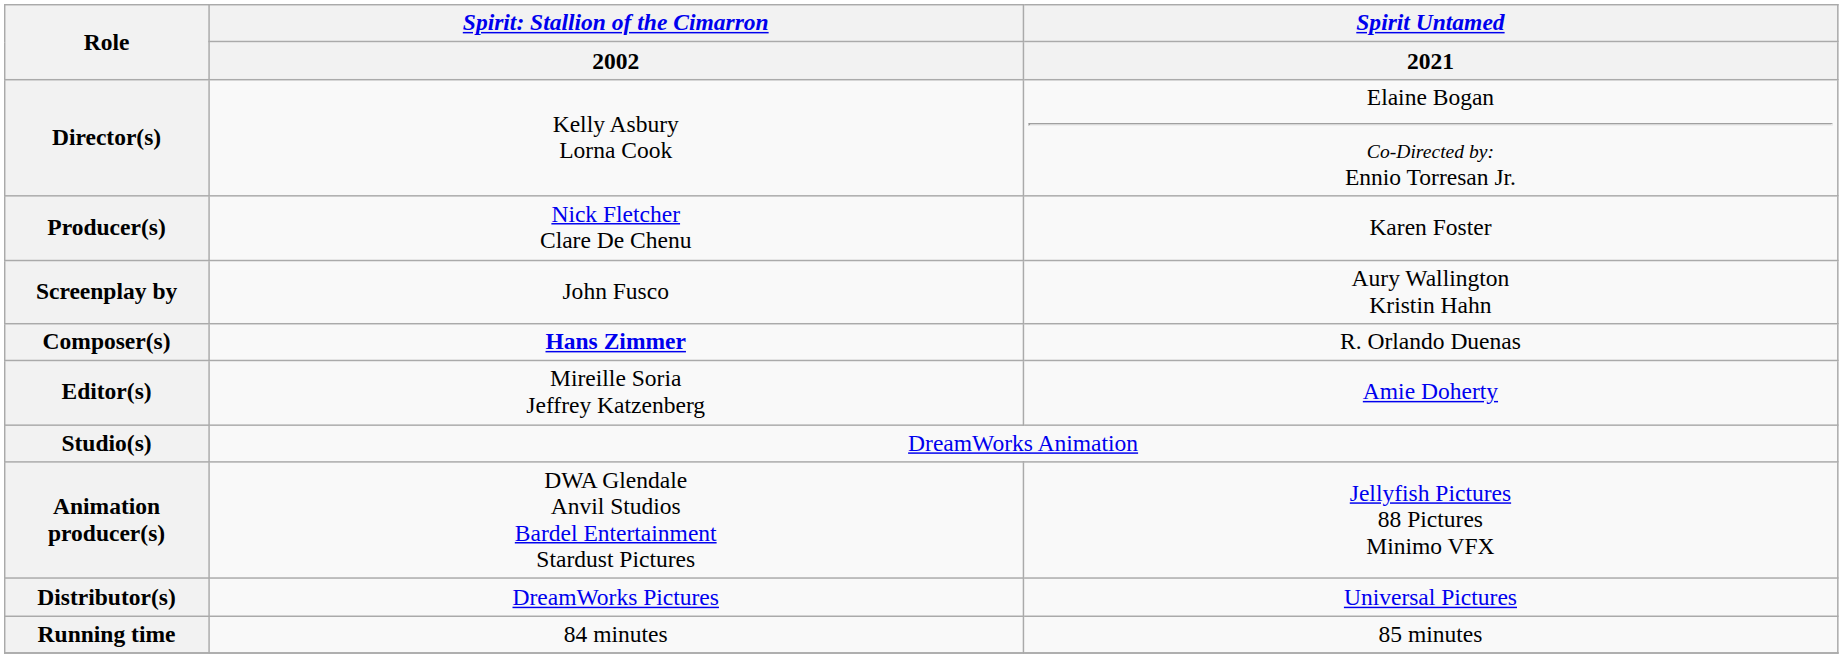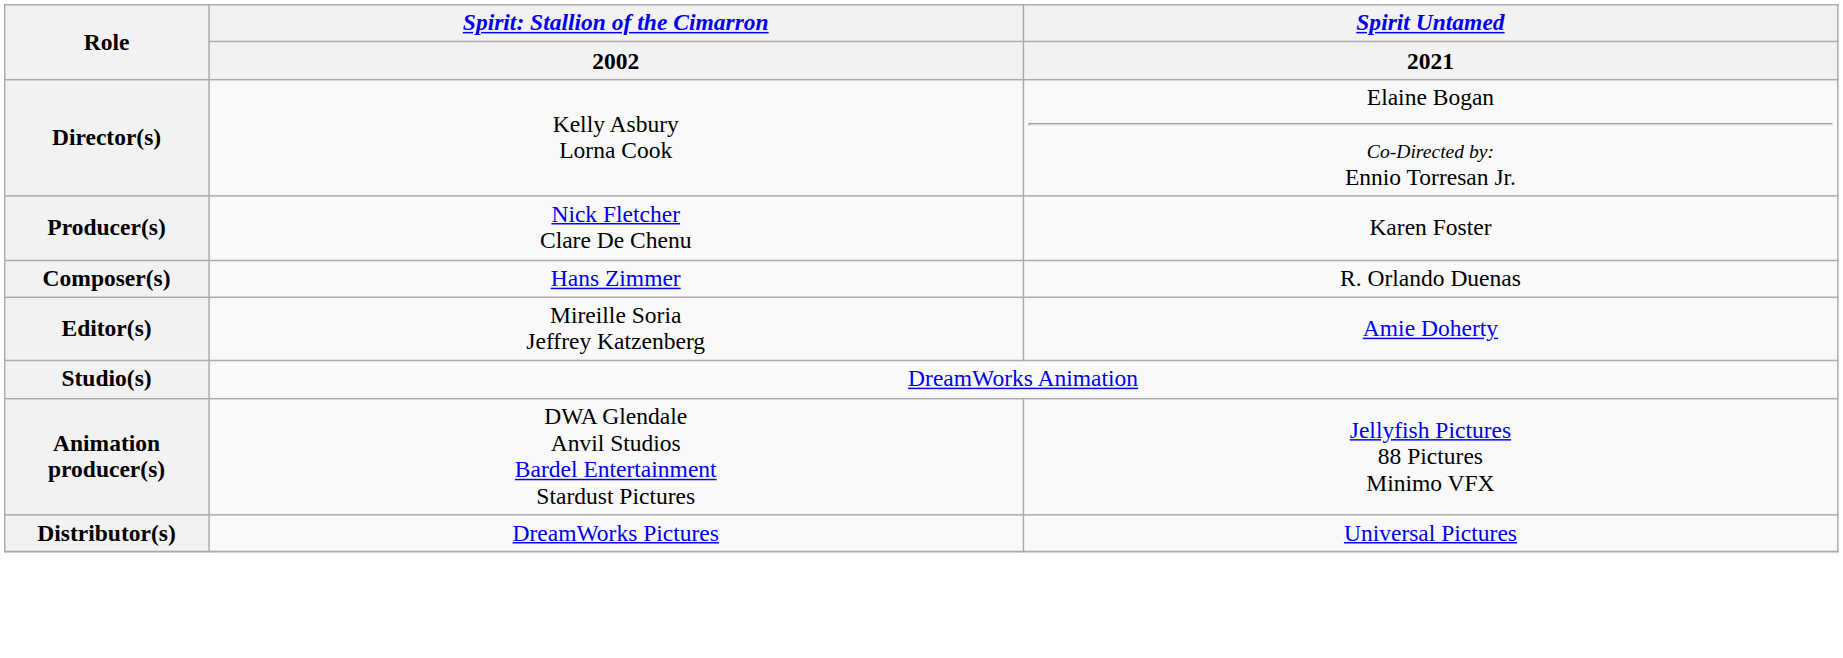- row: (107, 291)
(616, 341) bold -> (616, 278) normal
- row: (107, 634)
